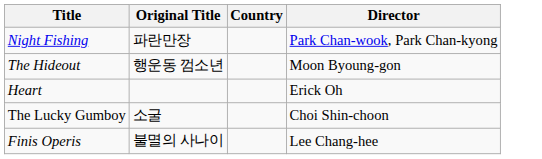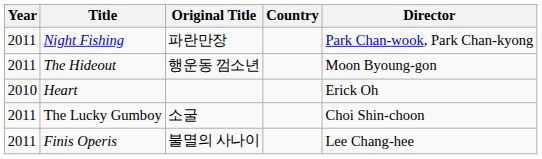+ column: (22, 16)
